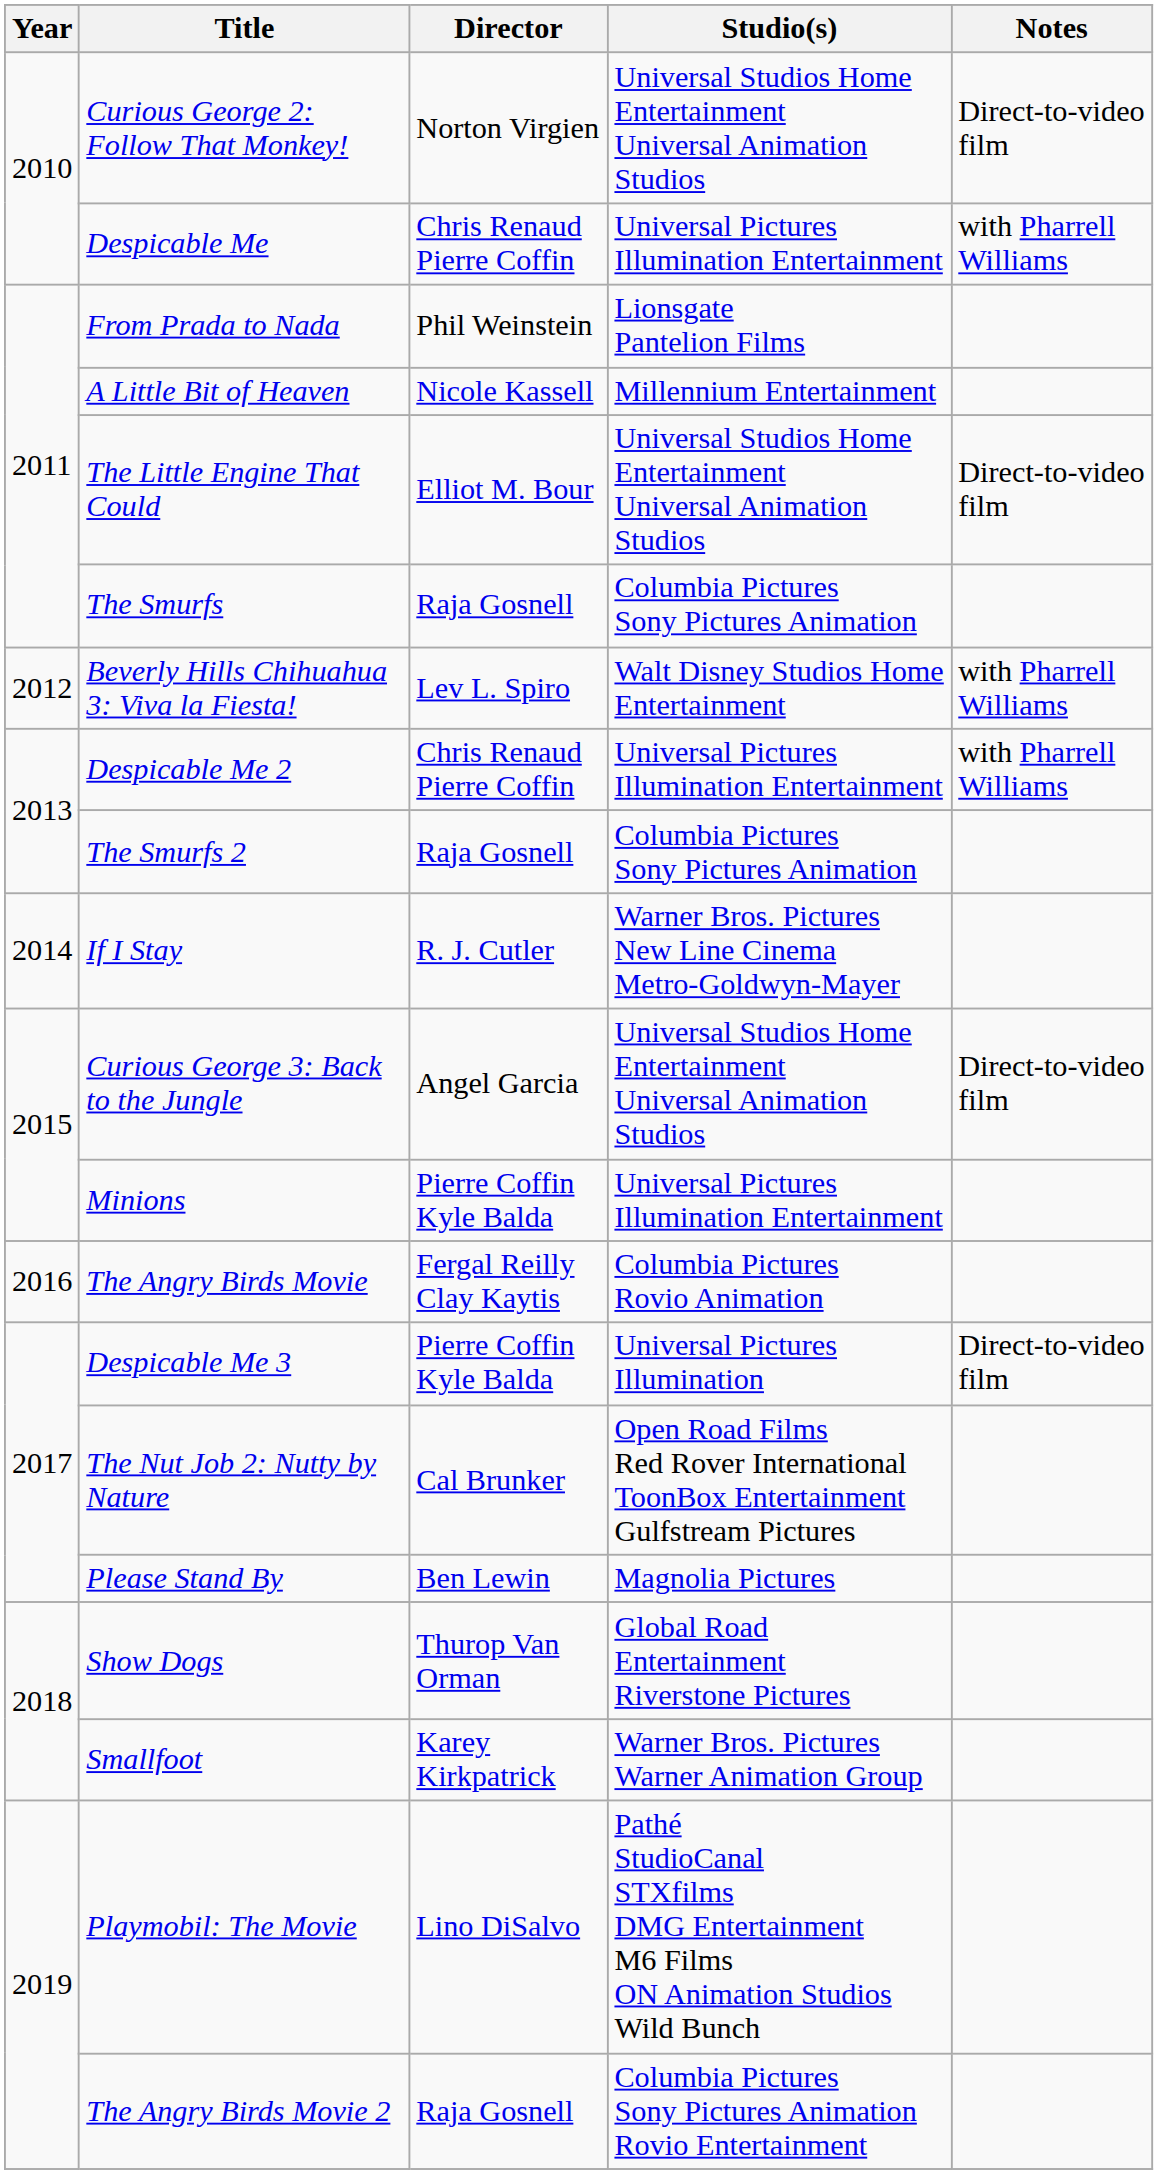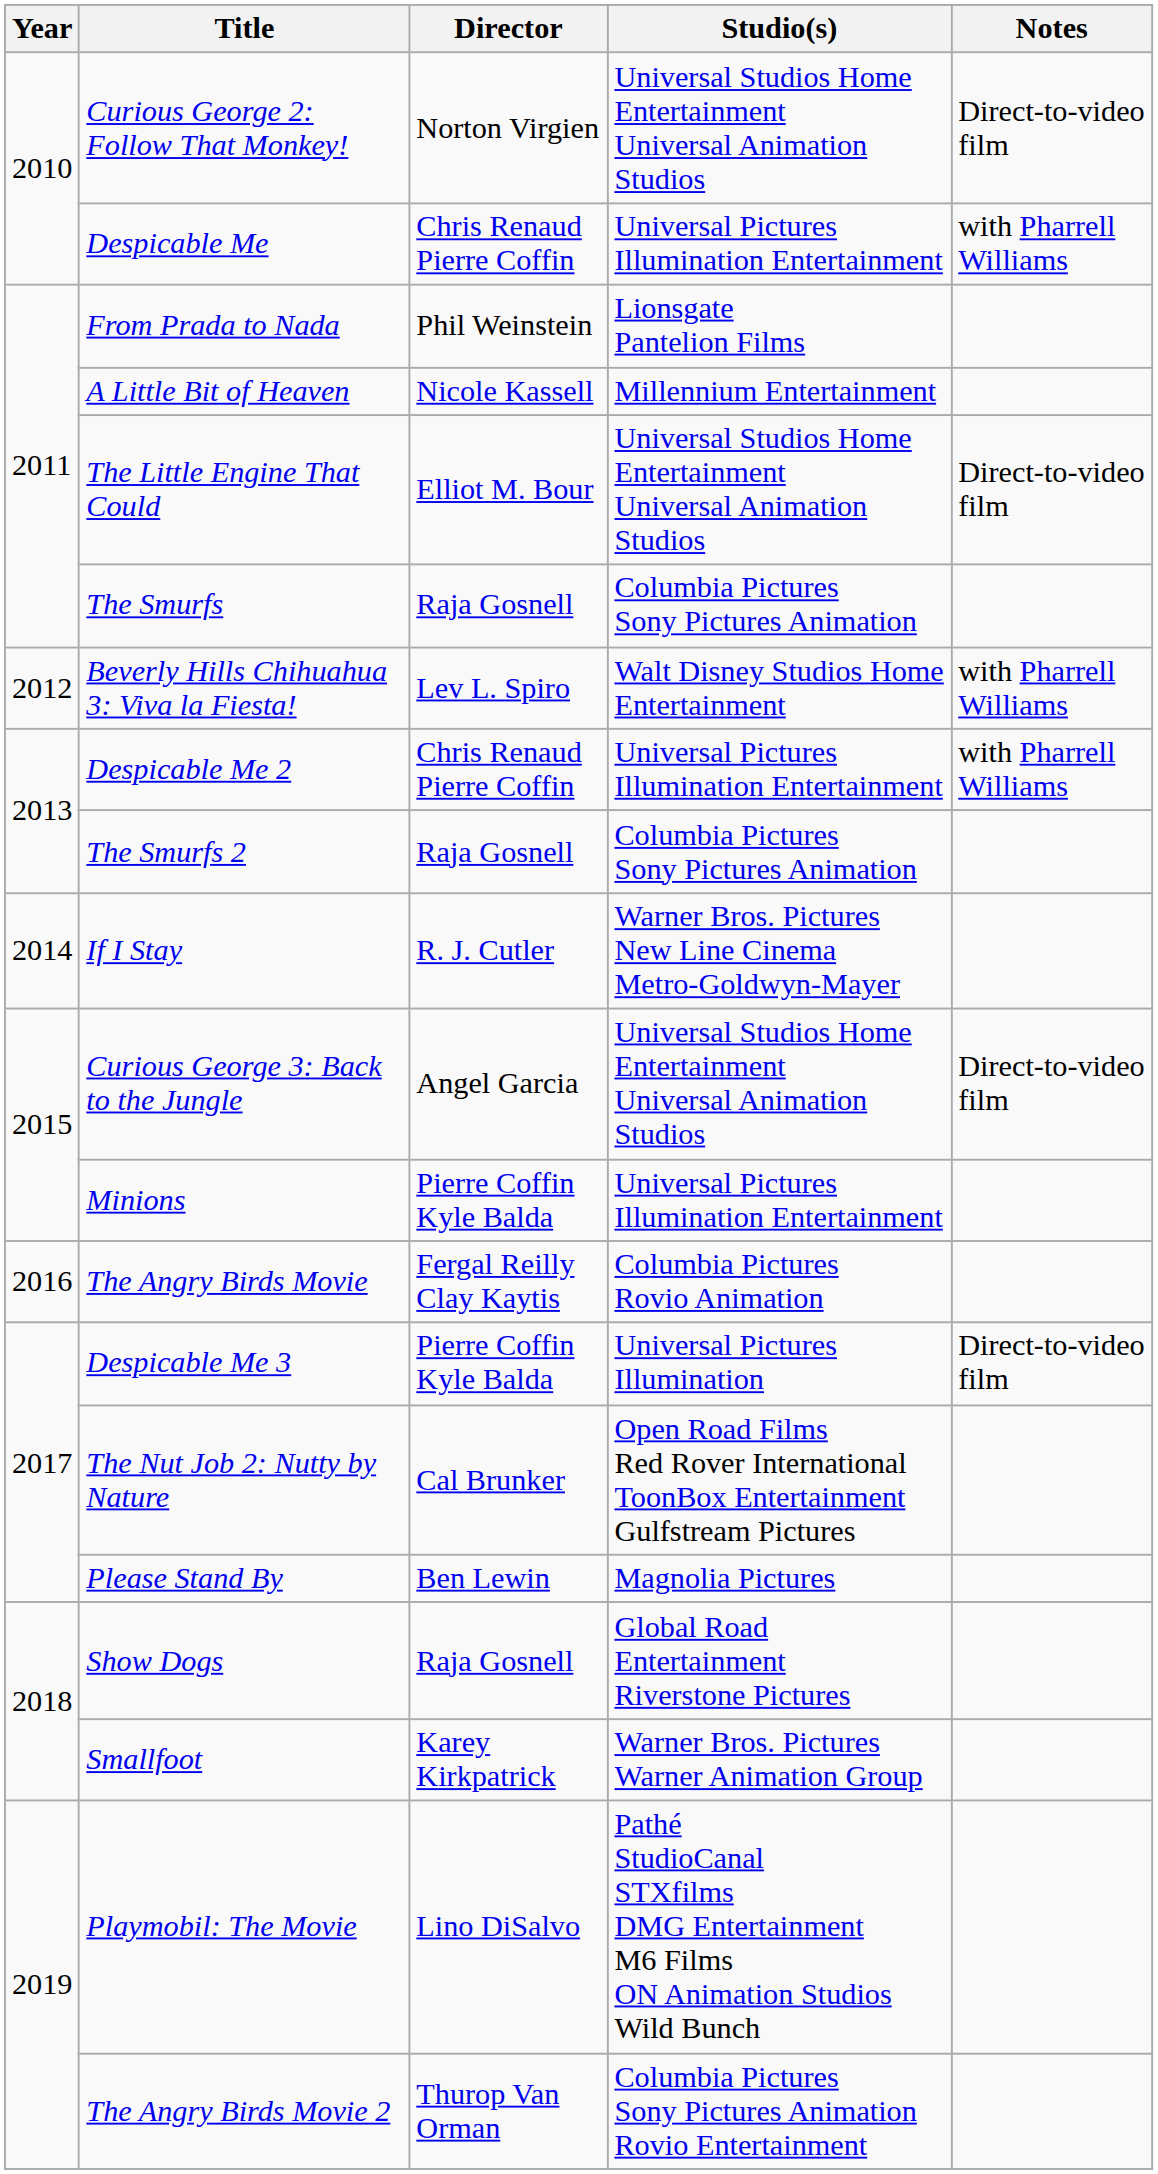(488, 1660) Thurop Van Orman -> (495, 1660) Raja Gosnell
(495, 2110) Raja Gosnell -> (488, 2110) Thurop Van Orman
